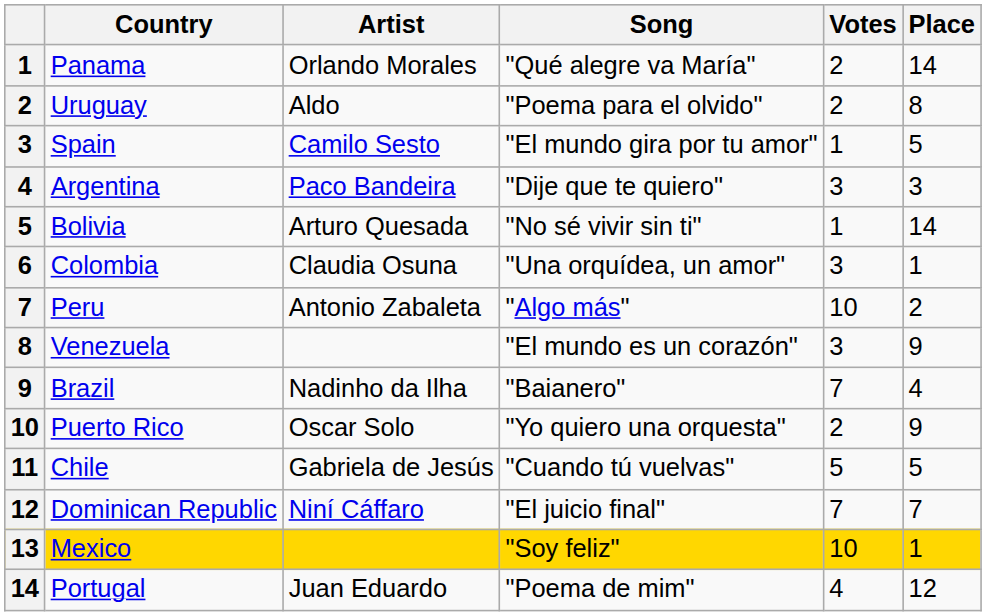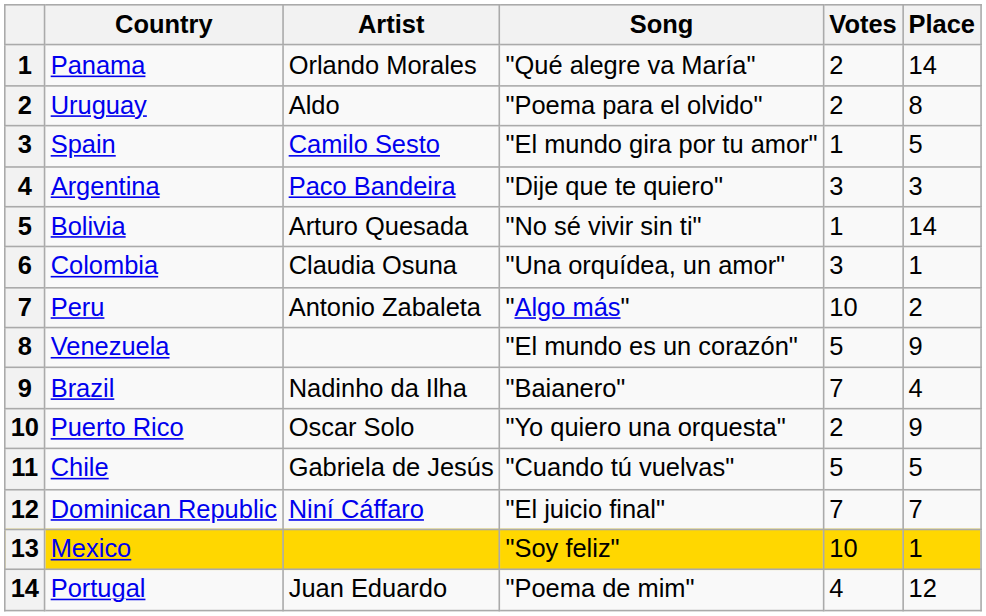(836, 347) 3 -> (836, 347) 5
